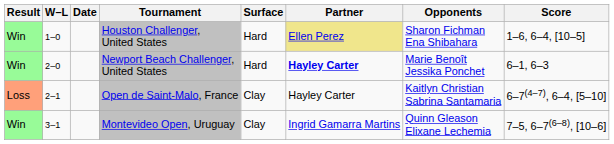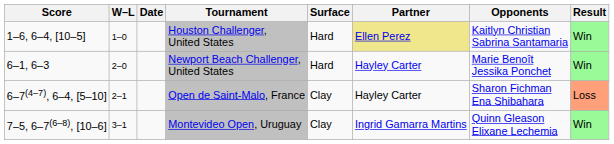columns swapped: (23, 13) <-> (556, 13)
(445, 36) Sharon Fichman Ena Shibahara -> (520, 36) Kaitlyn Christian Sabrina Santamaria
(323, 65) bold -> (388, 65) normal
(453, 95) Kaitlyn Christian Sabrina Santamaria -> (512, 95) Sharon Fichman Ena Shibahara
